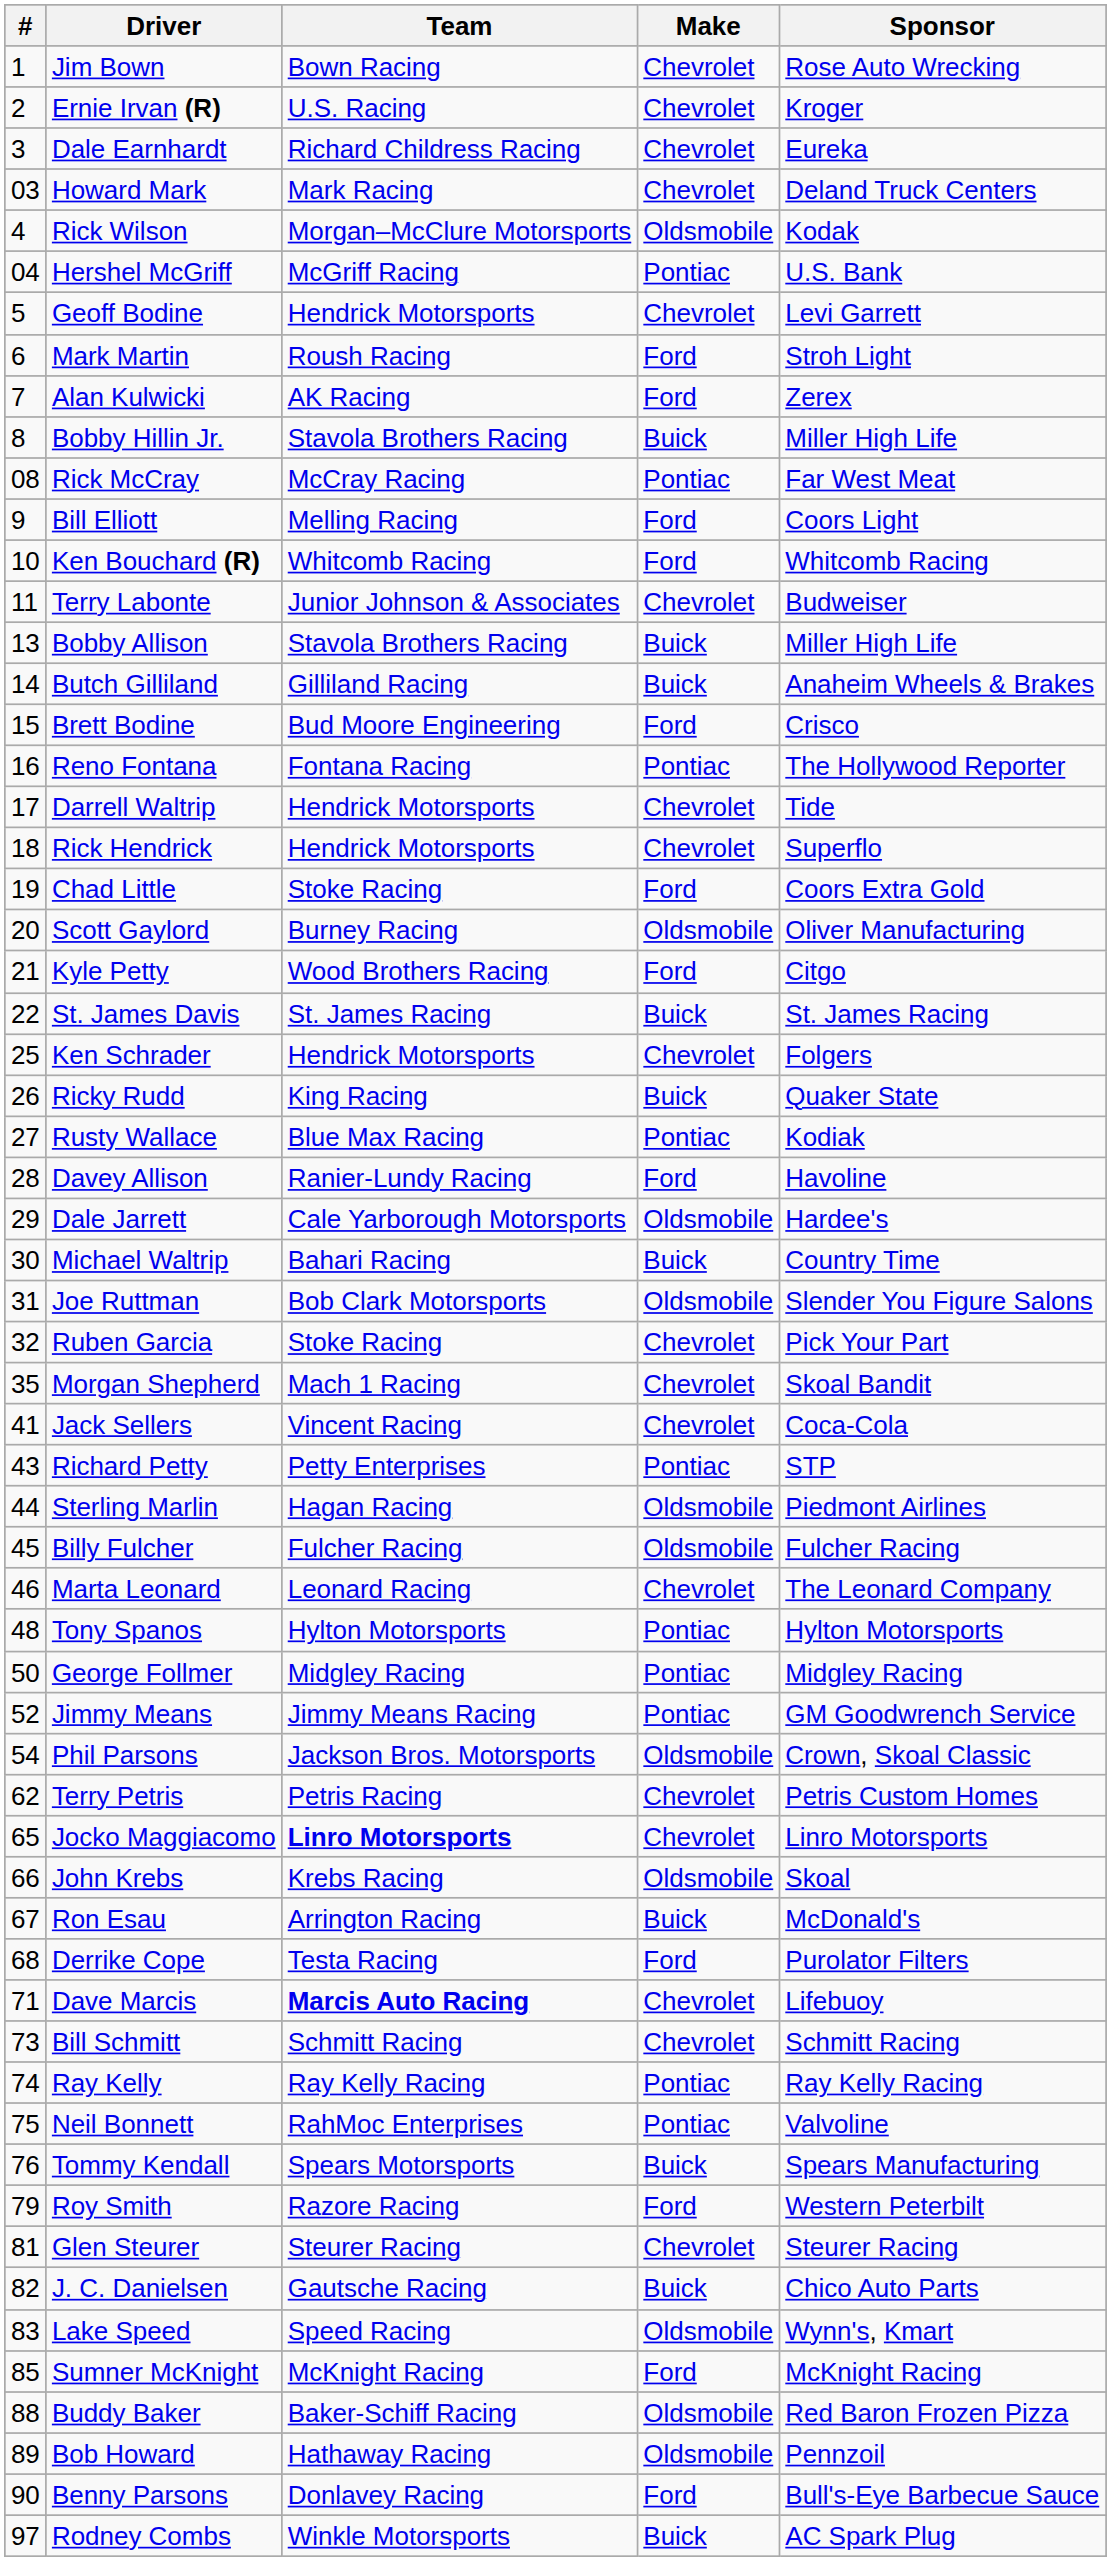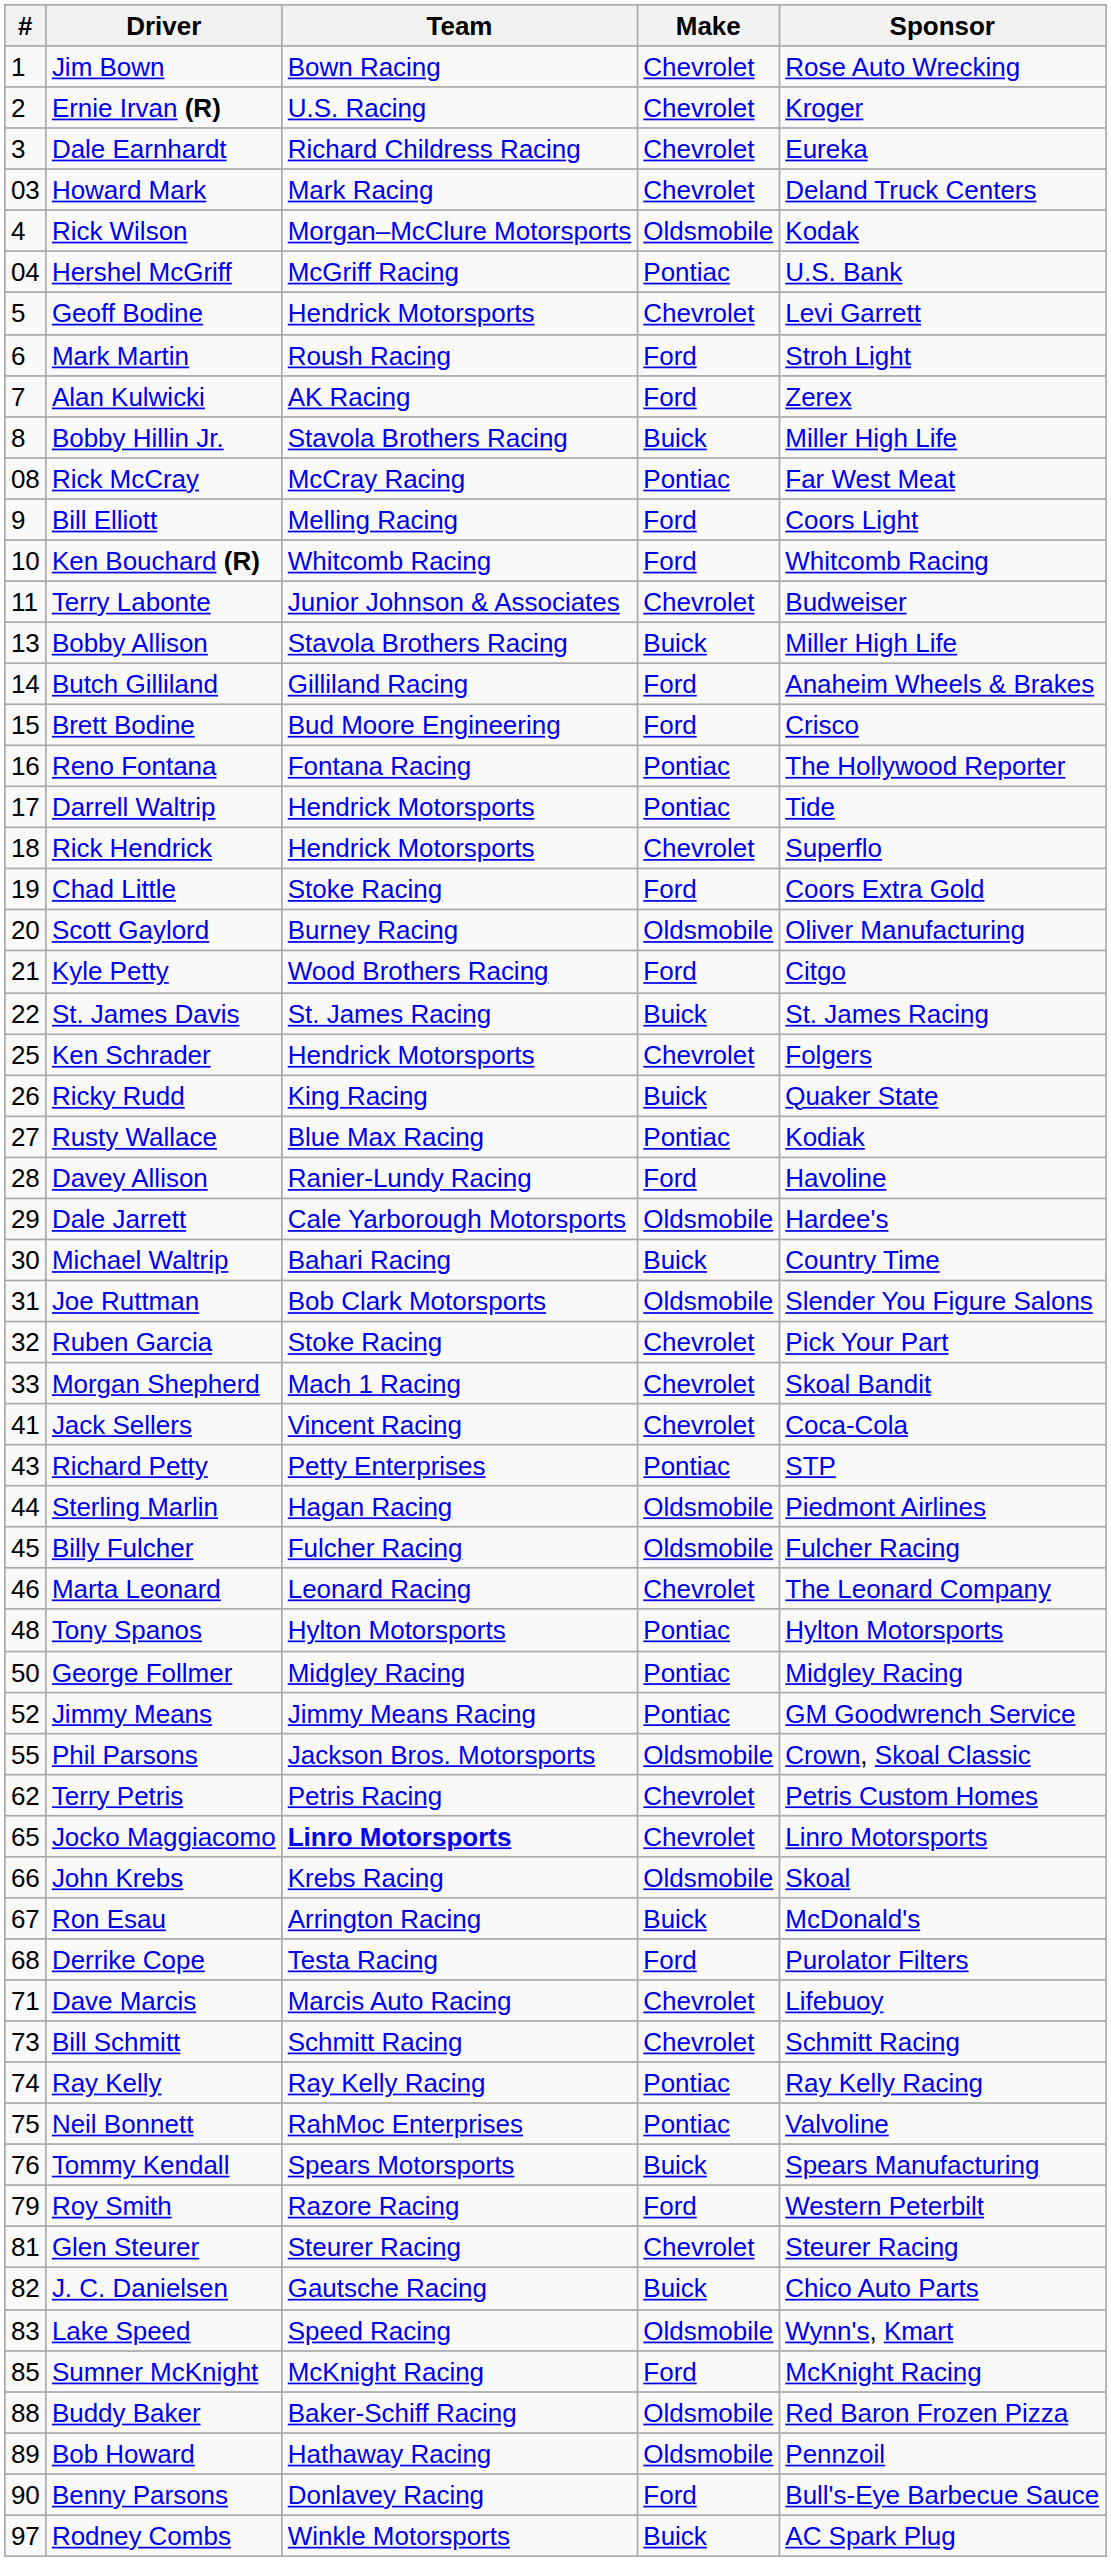(675, 684) Buick -> (670, 684) Ford
(699, 807) Chevrolet -> (687, 807) Pontiac
(25, 1383) 35 -> (25, 1383) 33
(25, 1754) 54 -> (25, 1754) 55
(408, 2001) bold -> (400, 2001) normal
